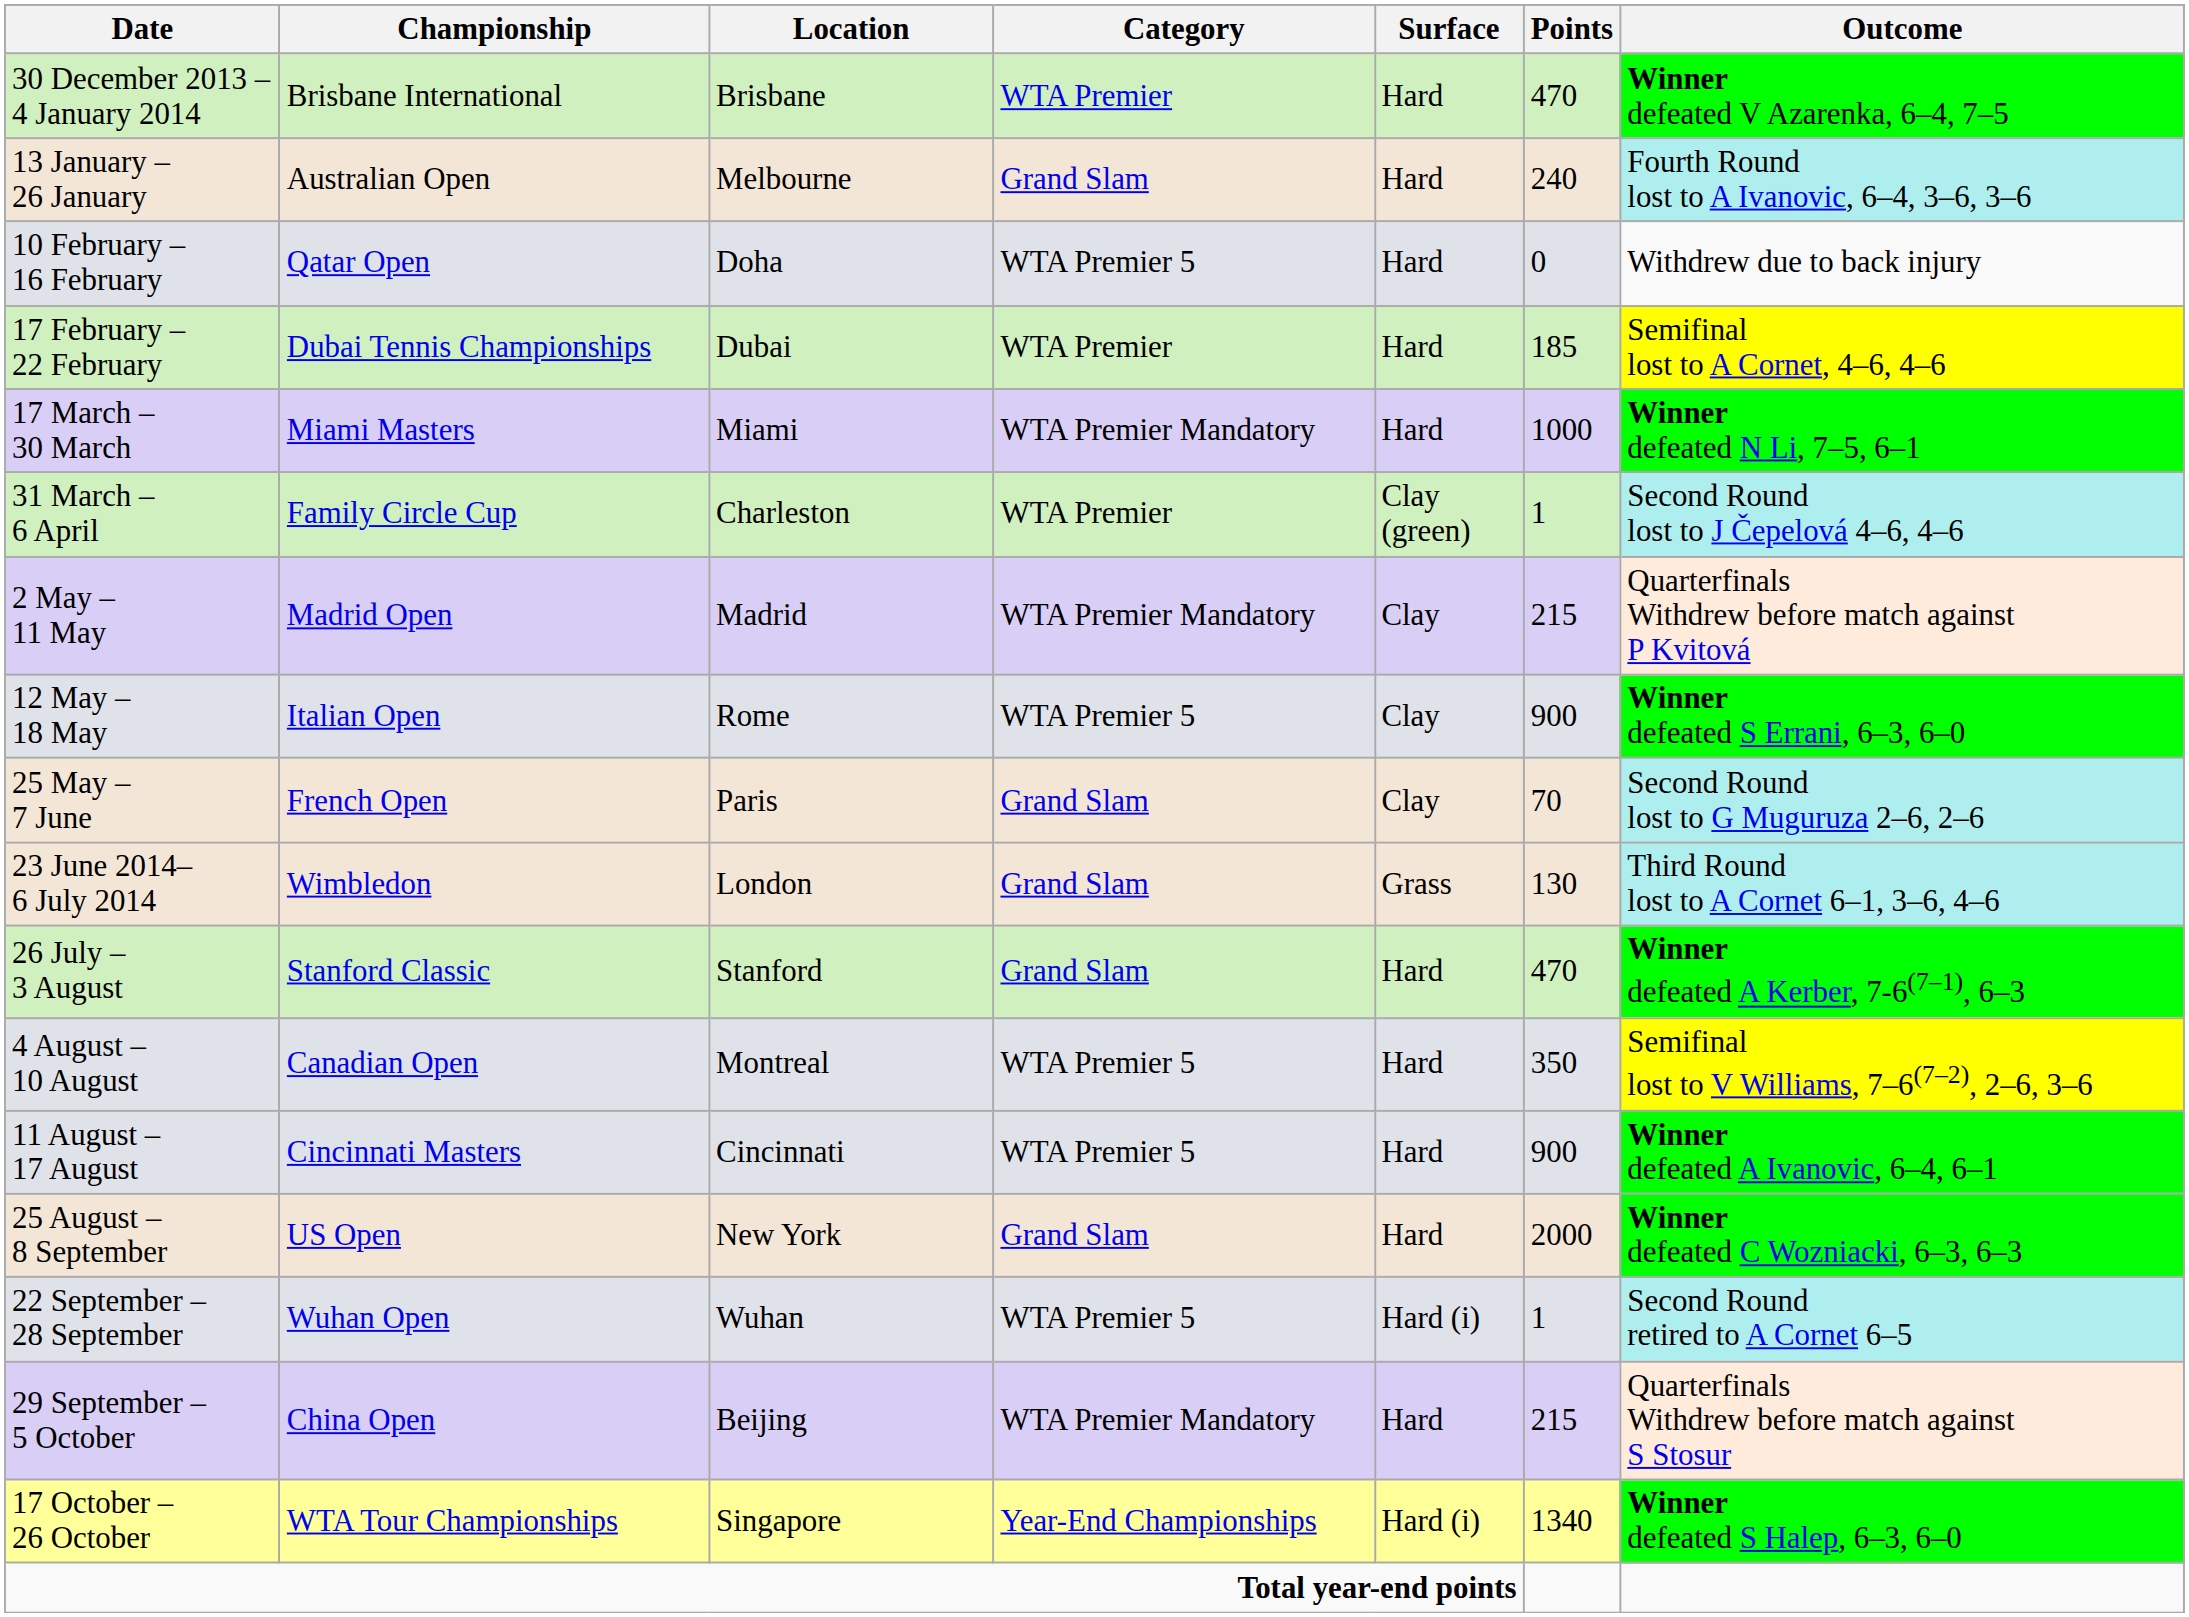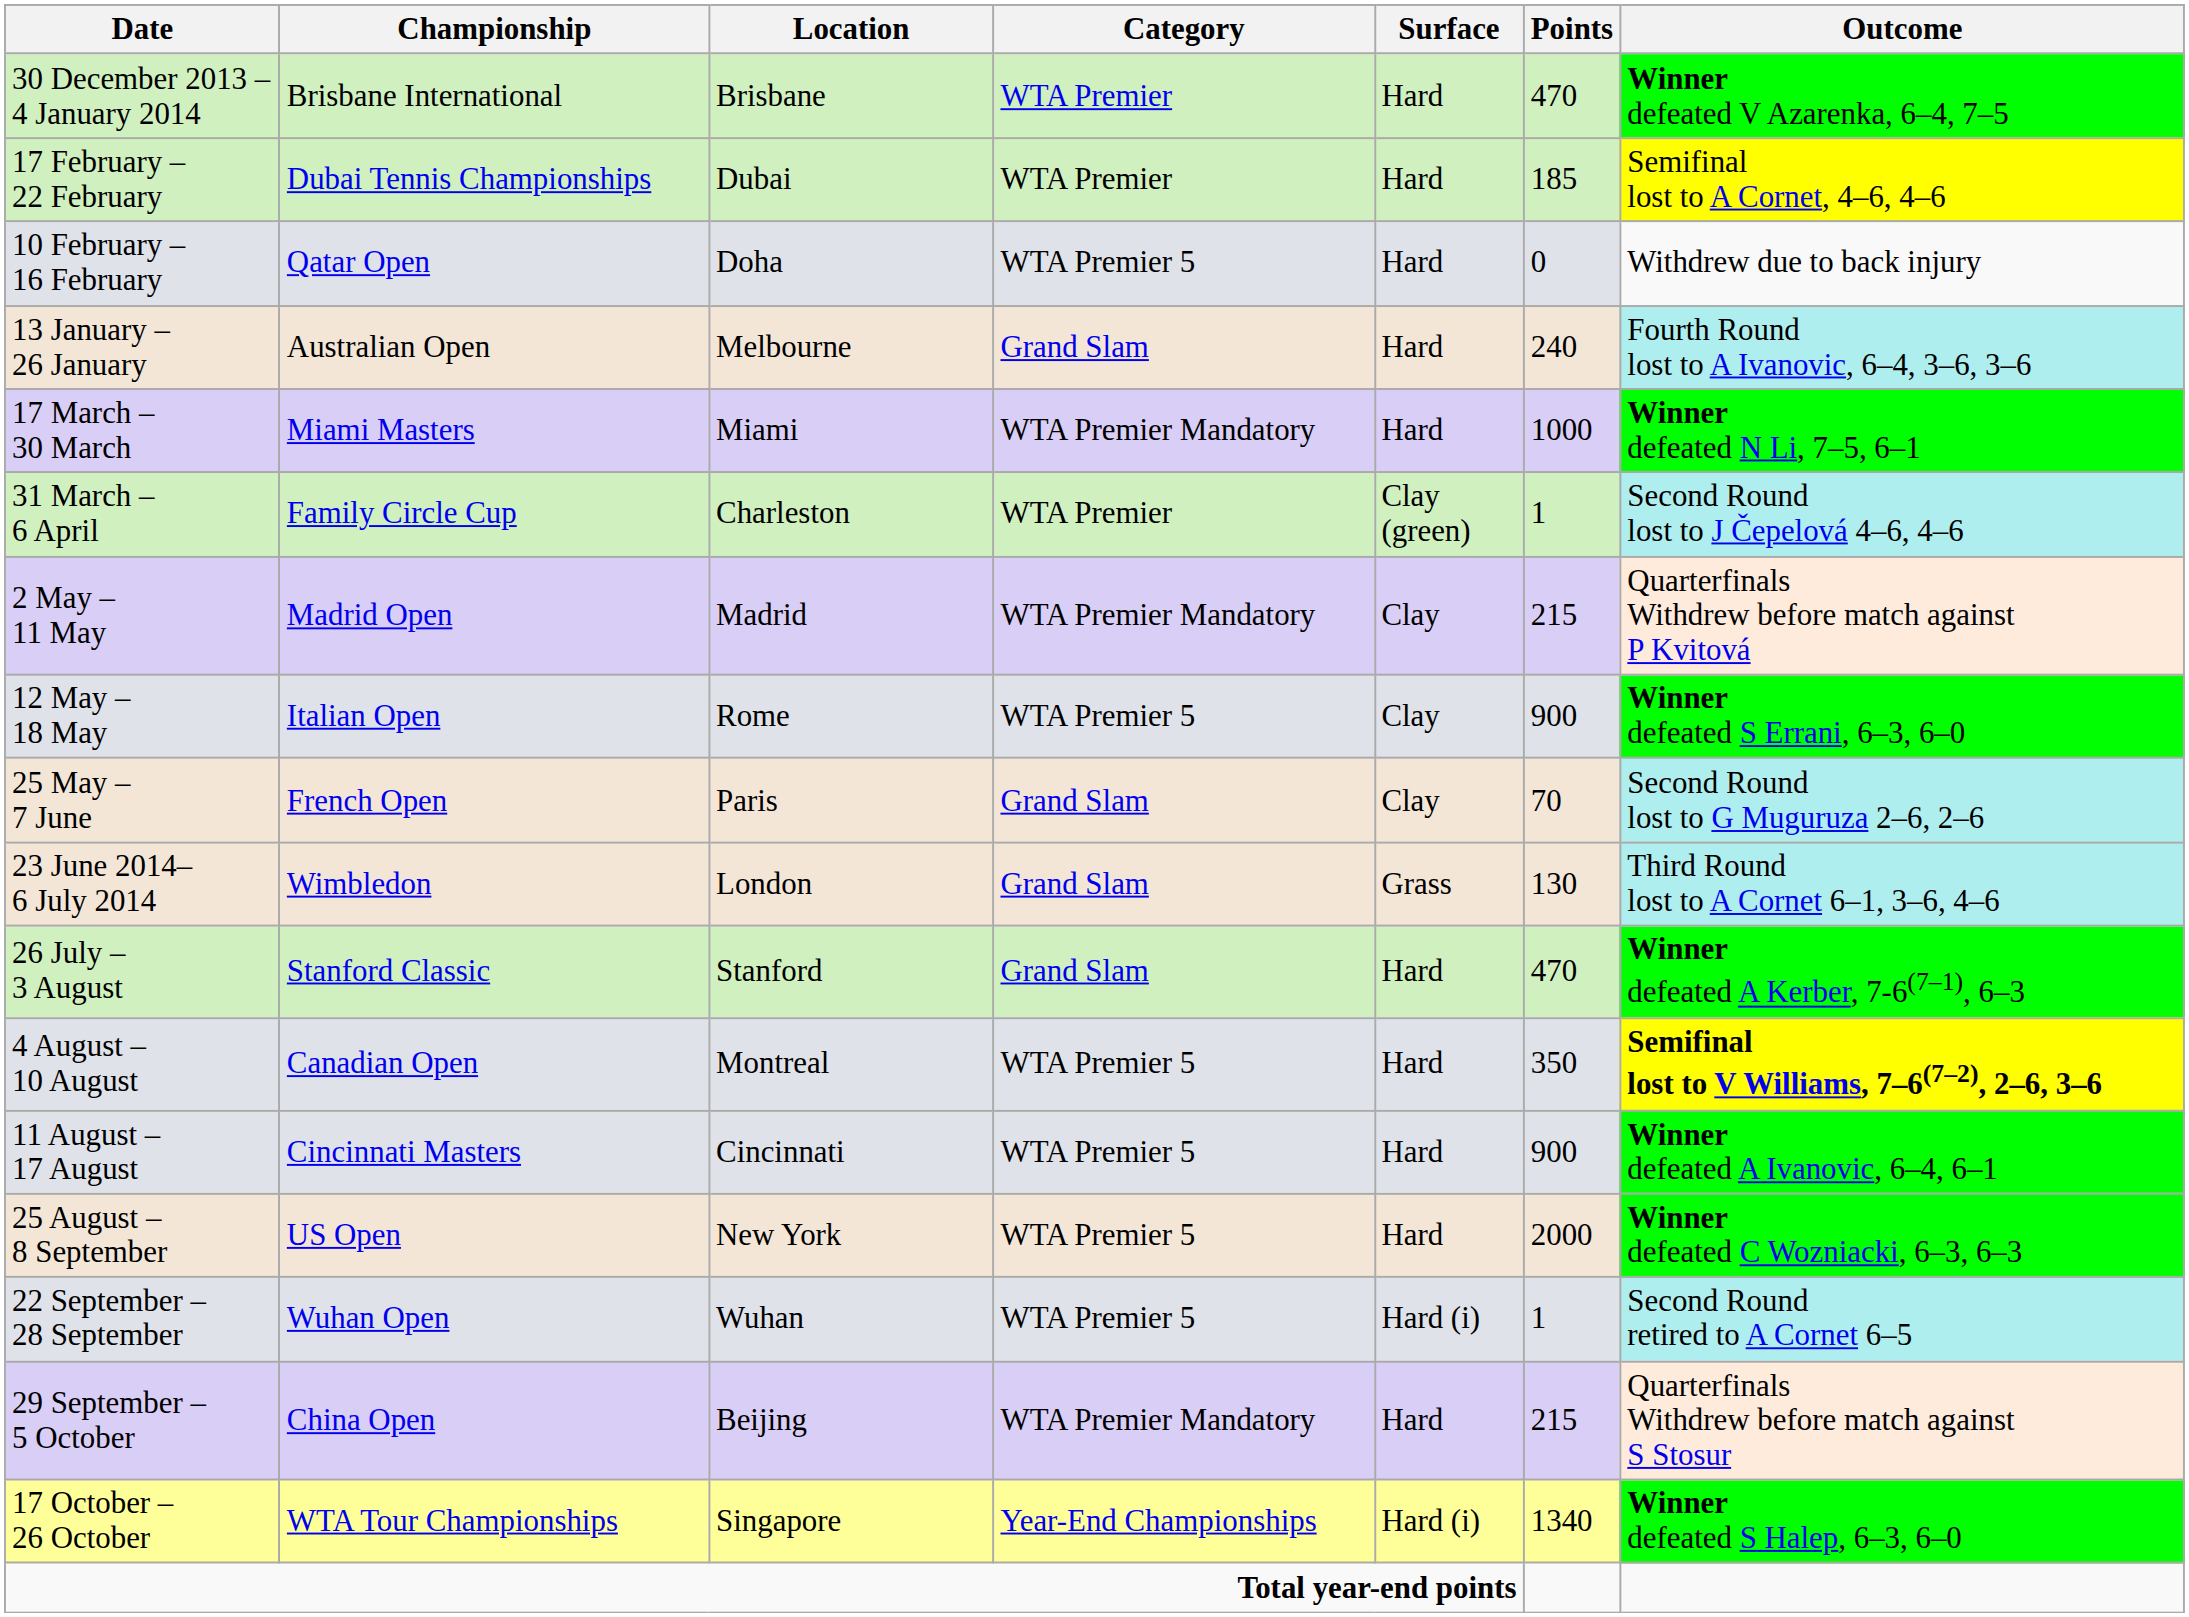rows swapped: (91, 179) <-> (99, 346)
(1860, 1063) normal -> (1865, 1063) bold
(1075, 1235) Grand Slam -> (1098, 1235) WTA Premier 5
